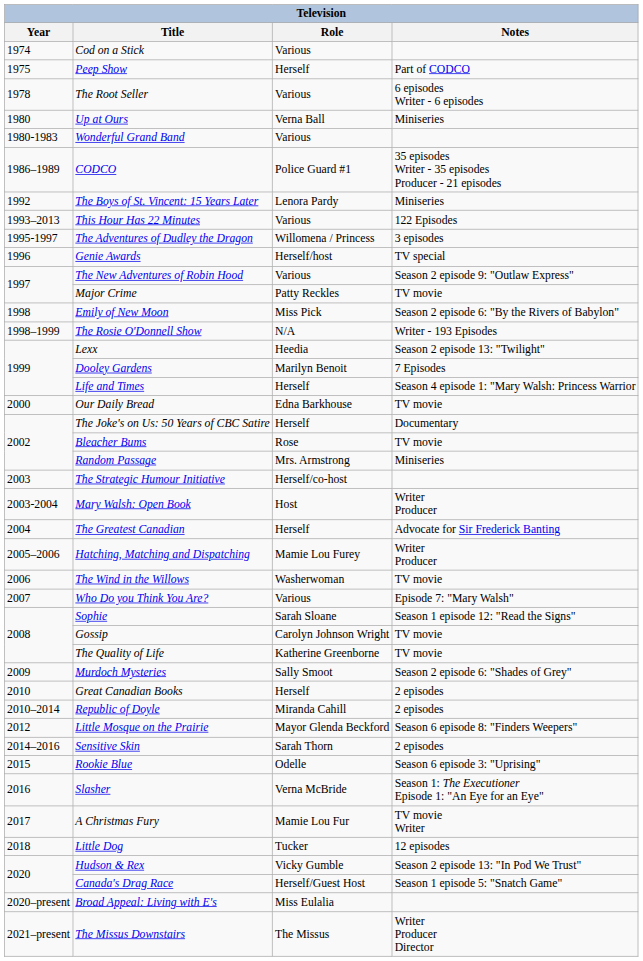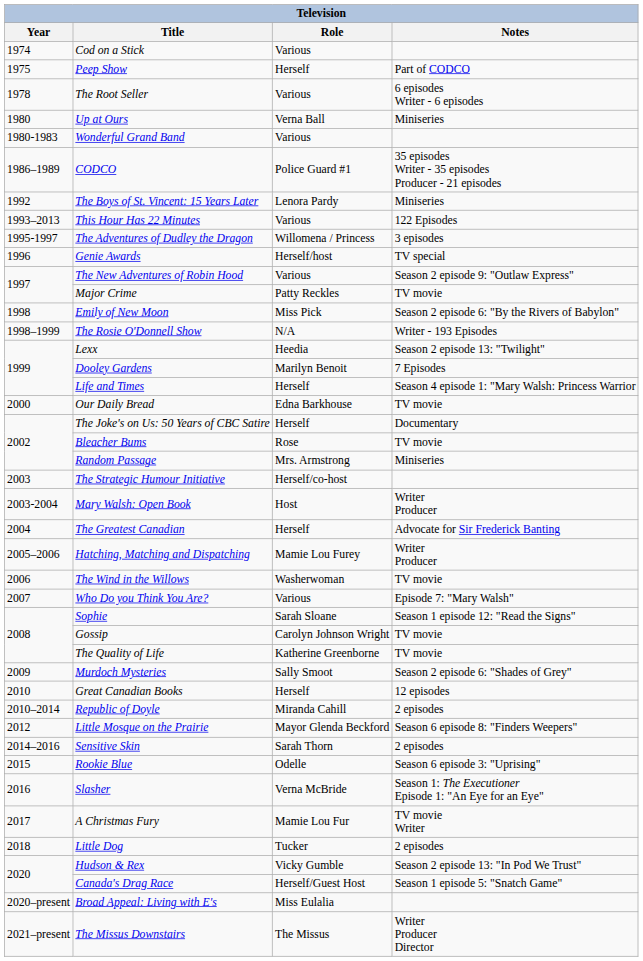(419, 690) 2 episodes -> (422, 690) 12 episodes
(422, 846) 12 episodes -> (419, 846) 2 episodes
